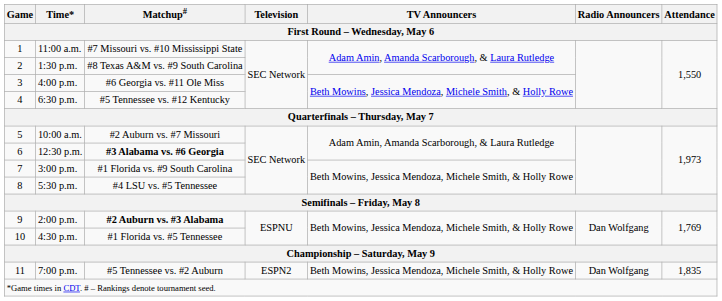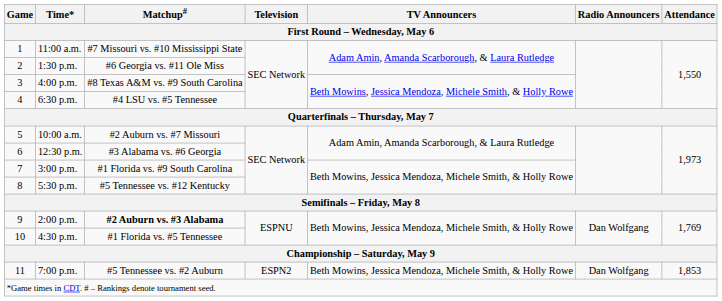(165, 66) #8 Texas A&M vs. #9 South Carolina -> (165, 66) #6 Georgia vs. #11 Ole Miss
(165, 83) #6 Georgia vs. #11 Ole Miss -> (165, 83) #8 Texas A&M vs. #9 South Carolina
(165, 100) #5 Tennessee vs. #12 Kentucky -> (165, 100) #4 LSU vs. #5 Tennessee
(165, 151) bold -> (165, 151) normal
(165, 185) #4 LSU vs. #5 Tennessee -> (165, 185) #5 Tennessee vs. #12 Kentucky
(690, 270) 1,835 -> (690, 270) 1,853
